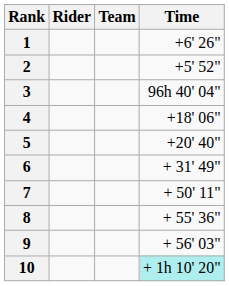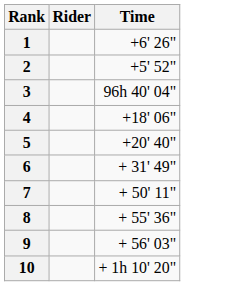- column: (117, 17)
(182, 268) paleturquoise background -> (137, 268) no background
